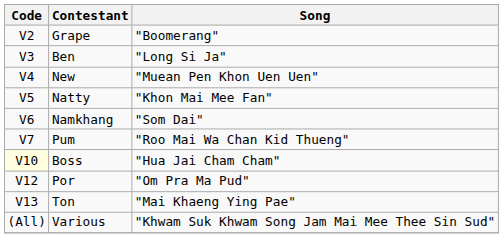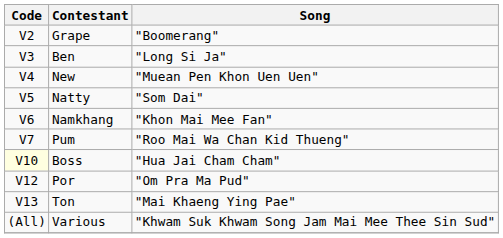(204, 98) "Khon Mai Mee Fan" -> (169, 98) "Som Dai"
(169, 119) "Som Dai" -> (204, 119) "Khon Mai Mee Fan"
